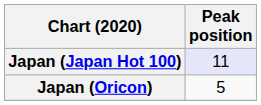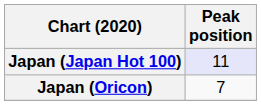(221, 87) 5 -> (221, 87) 7
